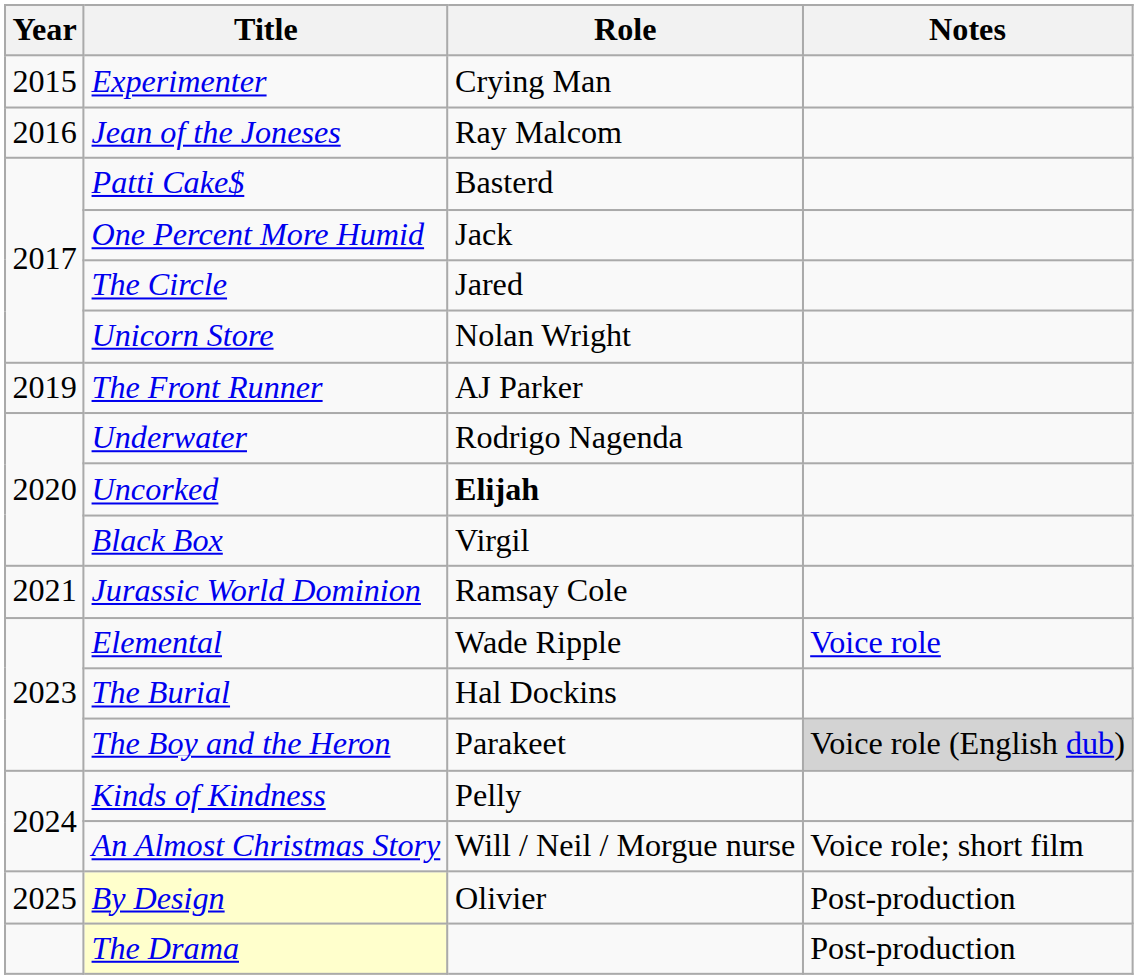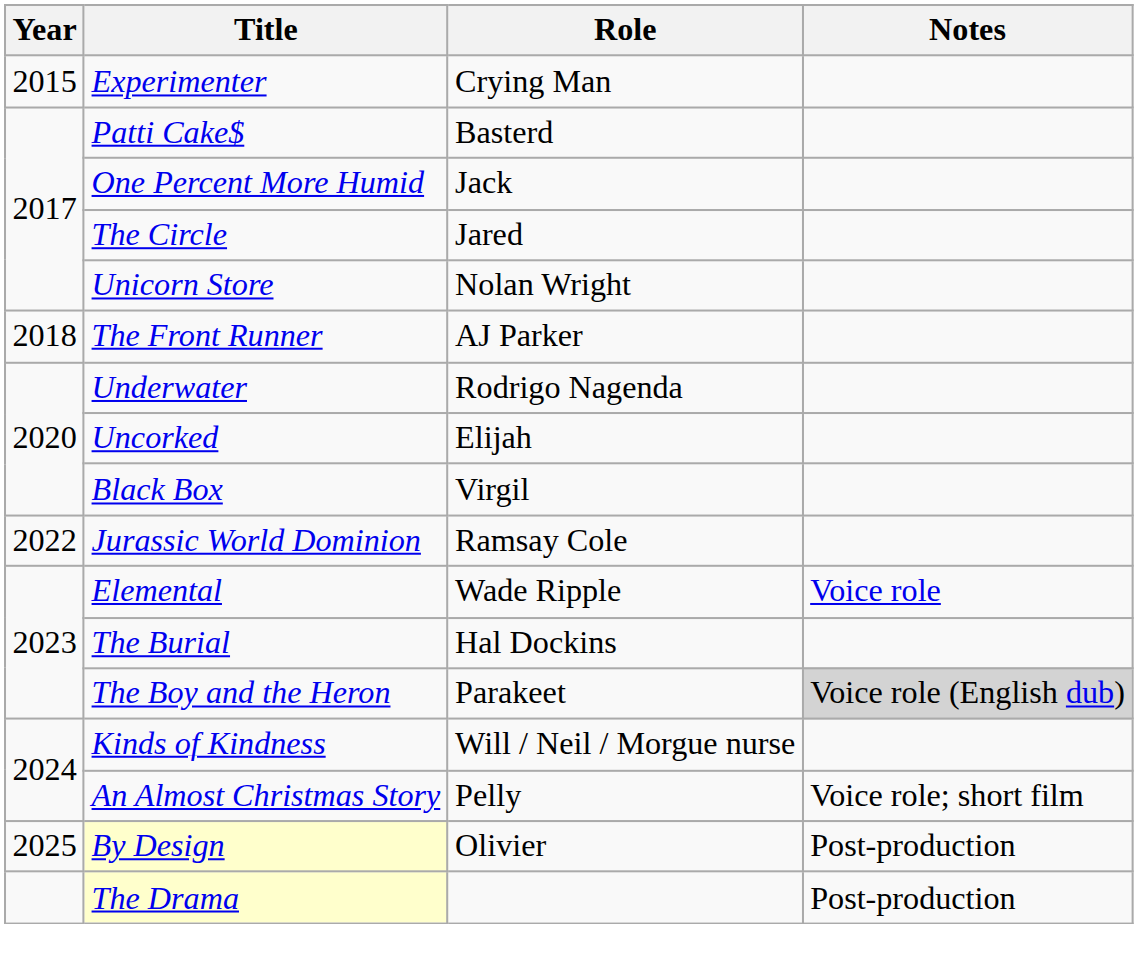- row: (216, 132)
(45, 387) 2019 -> (45, 336) 2018
(497, 489) bold -> (494, 438) normal
(45, 591) 2021 -> (45, 540) 2022
(488, 795) Pelly -> (625, 744) Will / Neil / Morgue nurse
(625, 846) Will / Neil / Morgue nurse -> (488, 795) Pelly
